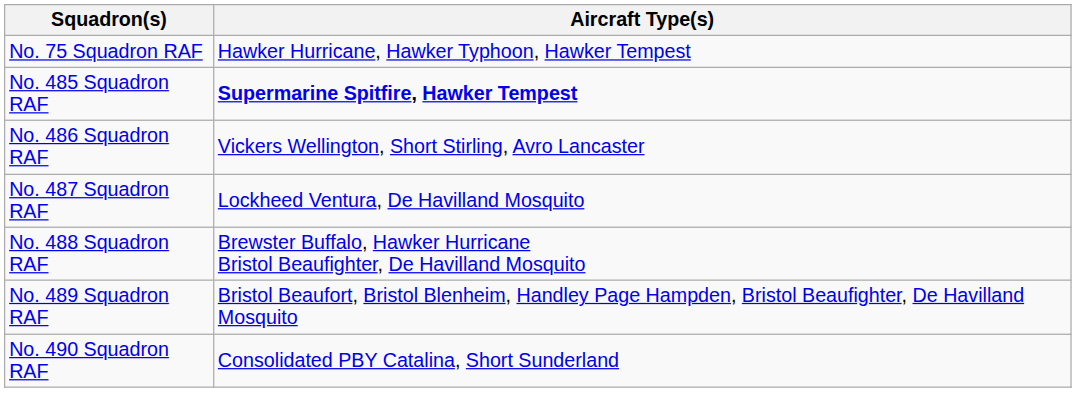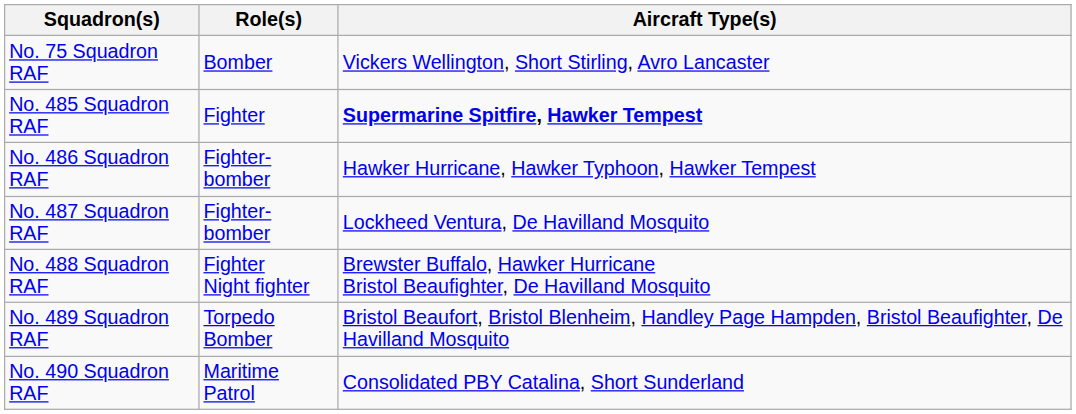+ column: (269, 20)
(454, 51) Hawker Hurricane, Hawker Typhoon, Hawker Tempest -> (556, 62) Vickers Wellington, Short Stirling, Avro Lancaster
(431, 146) Vickers Wellington, Short Stirling, Avro Lancaster -> (579, 169) Hawker Hurricane, Hawker Typhoon, Hawker Tempest
